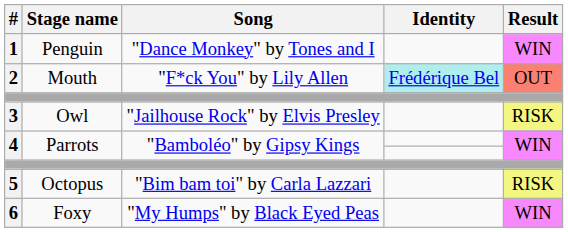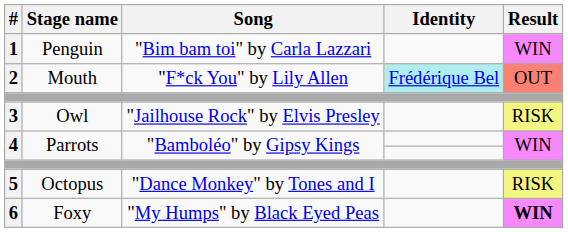(253, 48) "Dance Monkey" by Tones and I -> (253, 48) "Bim bam toi" by Carla Lazzari
(253, 183) "Bim bam toi" by Carla Lazzari -> (253, 183) "Dance Monkey" by Tones and I
(533, 212) normal -> (533, 212) bold
